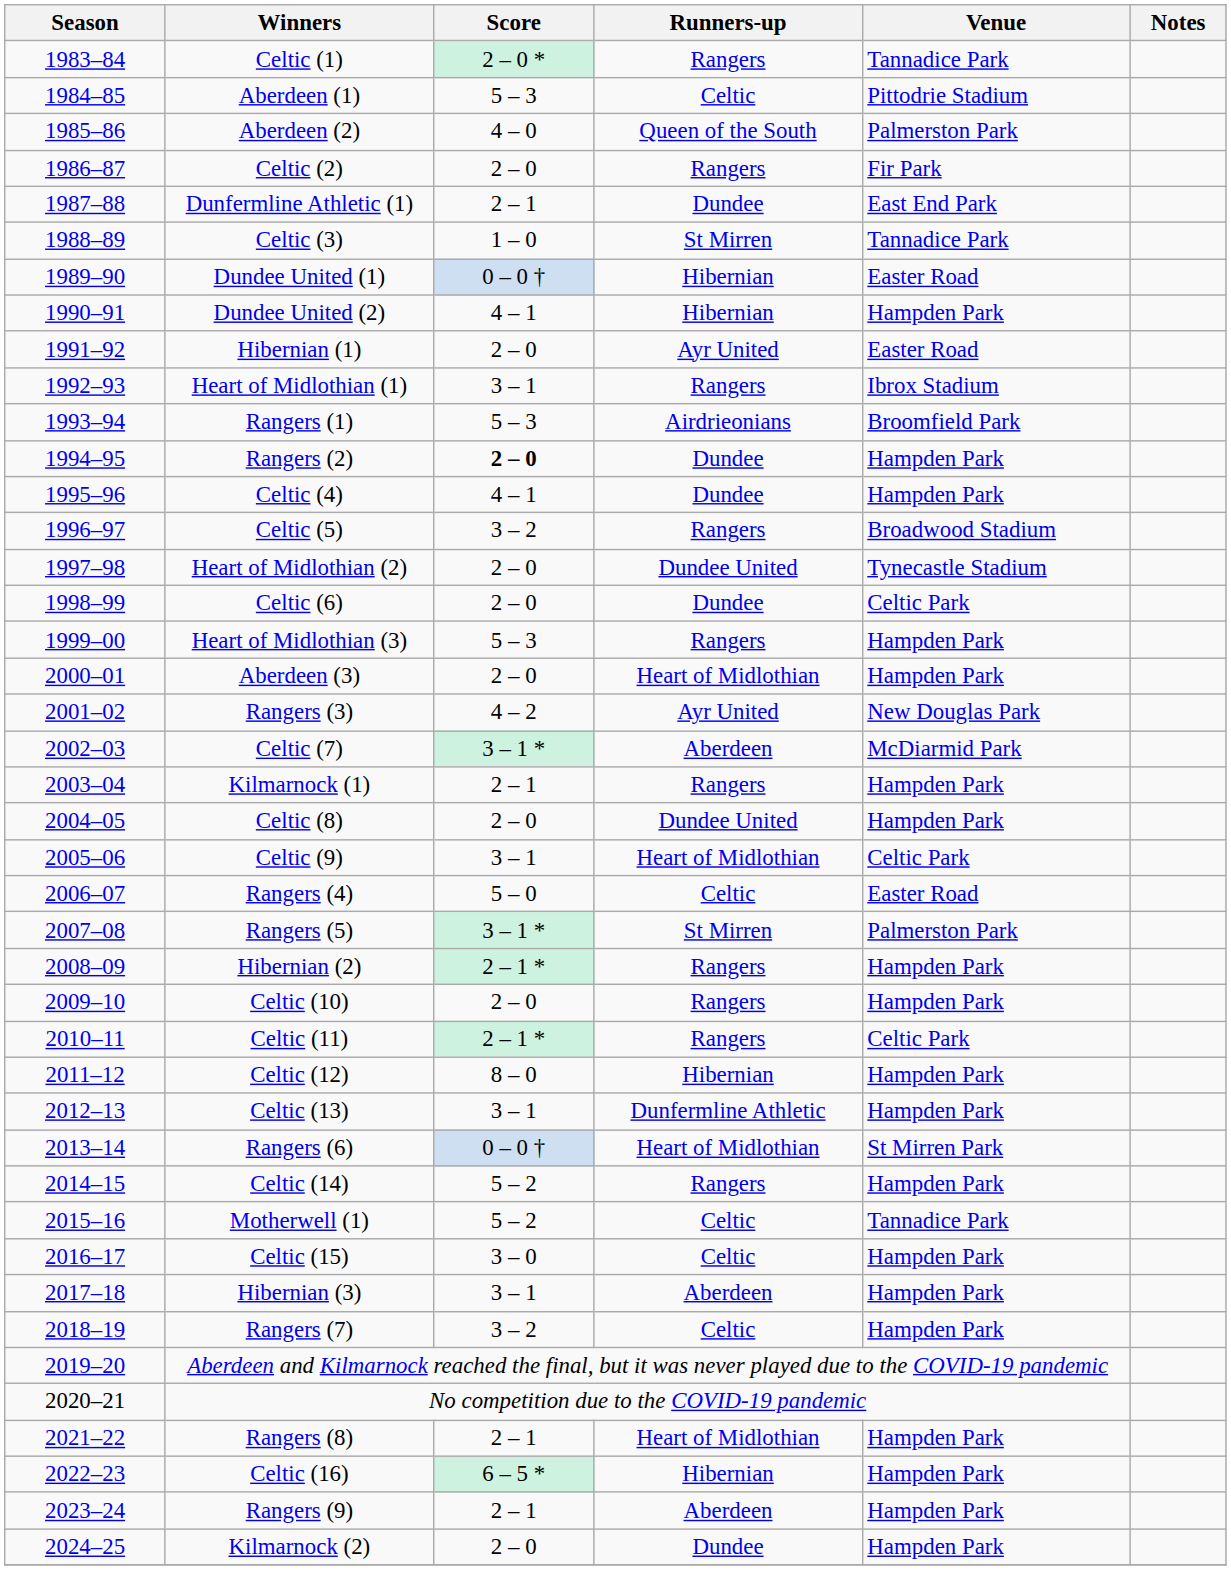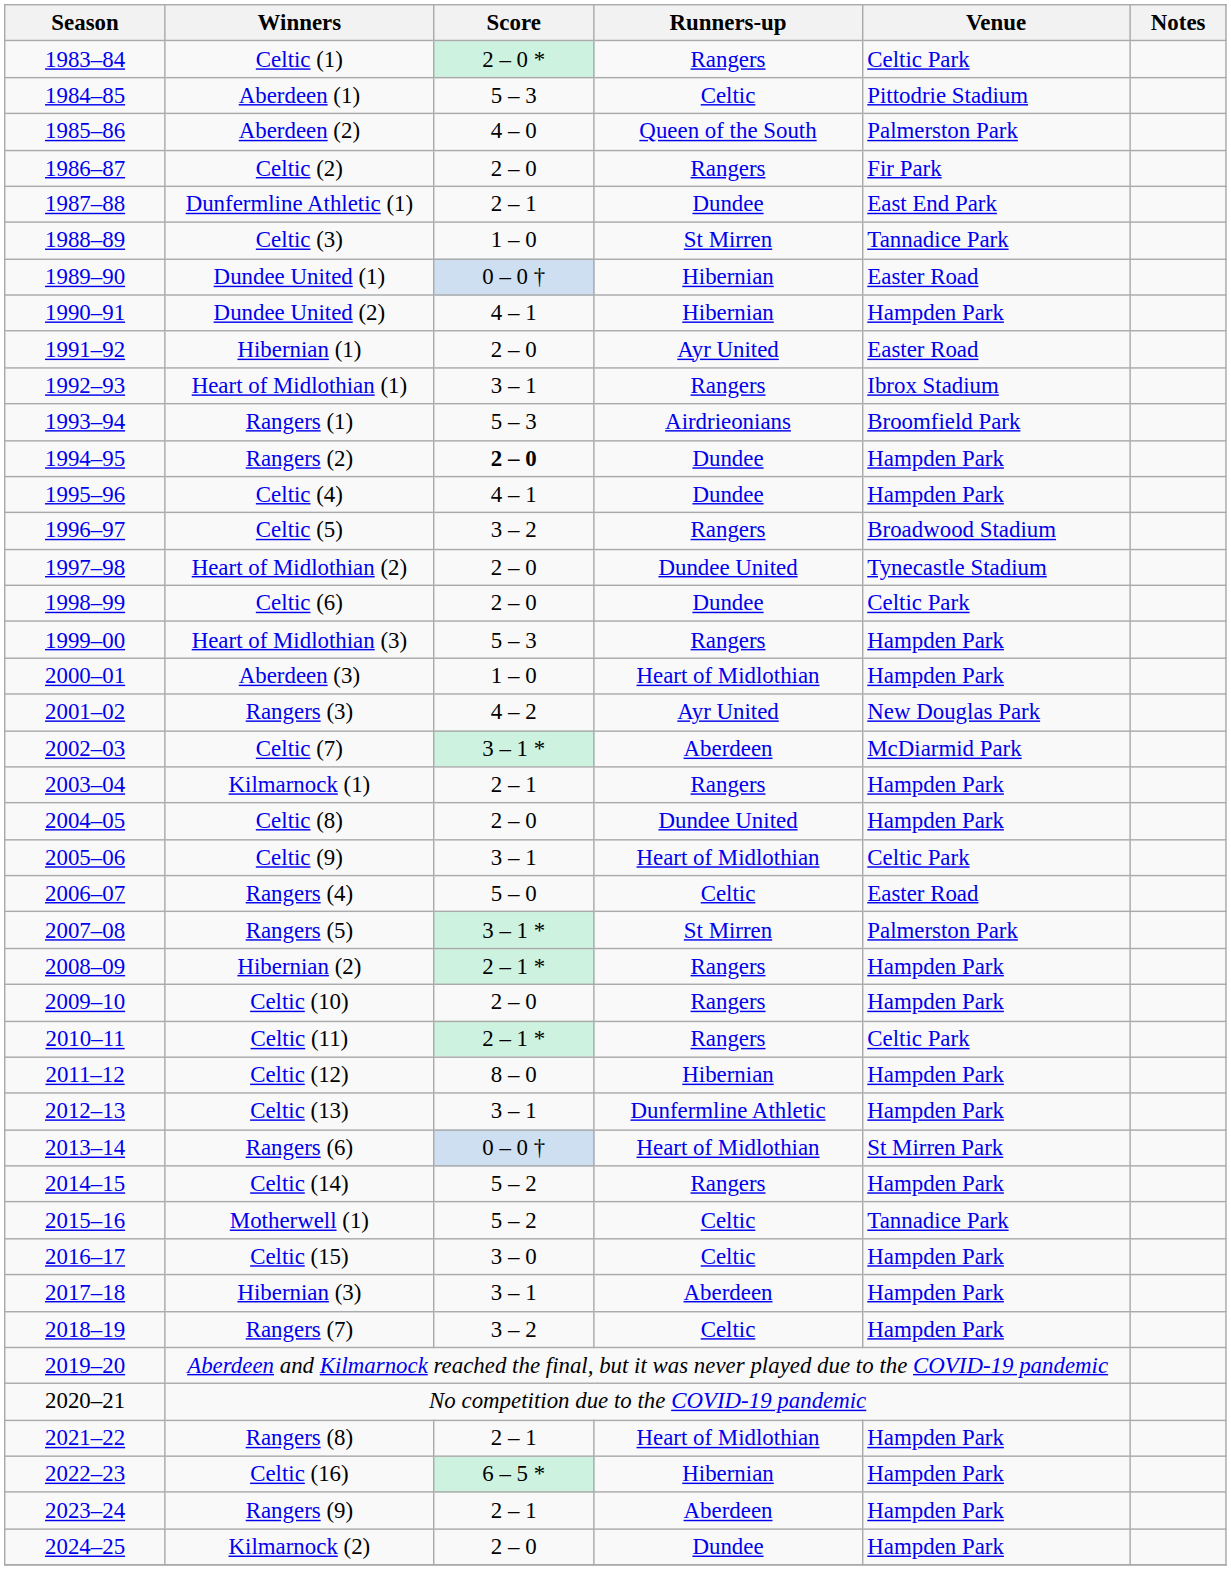(938, 58) Tannadice Park -> (918, 58) Celtic Park
(514, 675) 2 – 0 -> (514, 675) 1 – 0
